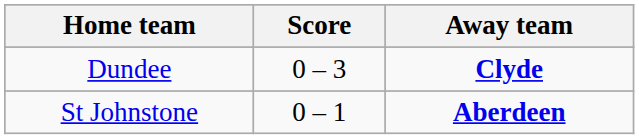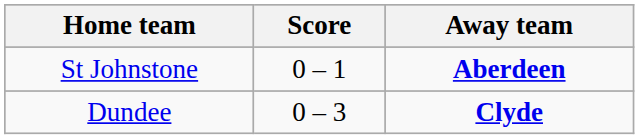rows swapped: (129, 68) <-> (129, 111)
